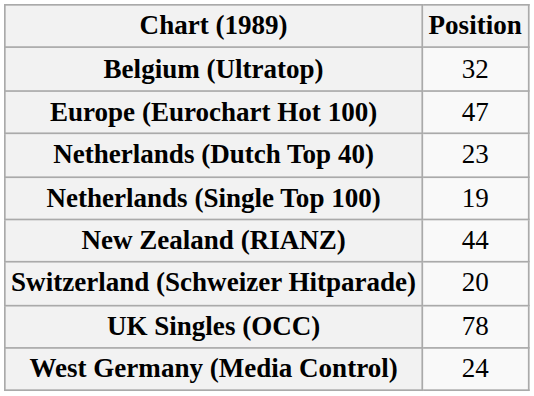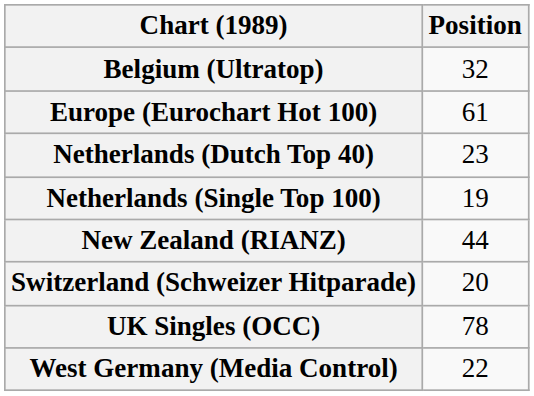(475, 111) 47 -> (475, 111) 61
(475, 369) 24 -> (475, 369) 22
